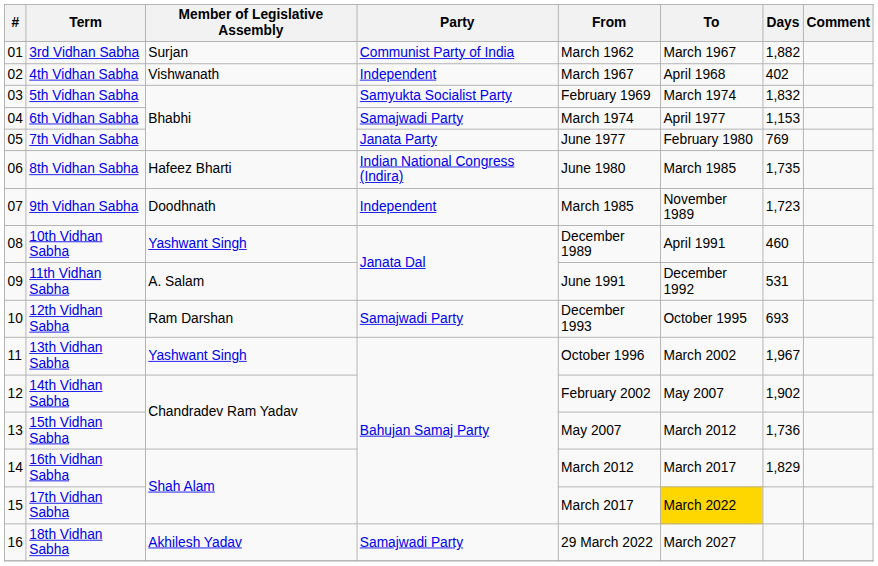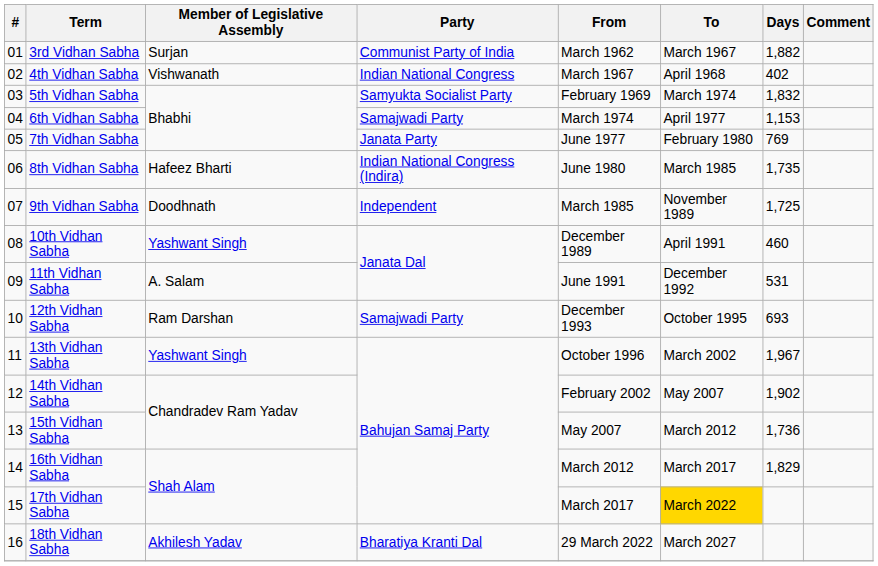(398, 74) Independent -> (437, 74) Indian National Congress
(783, 206) 1,723 -> (783, 206) 1,725
(411, 542) Samajwadi Party -> (421, 542) Bharatiya Kranti Dal
